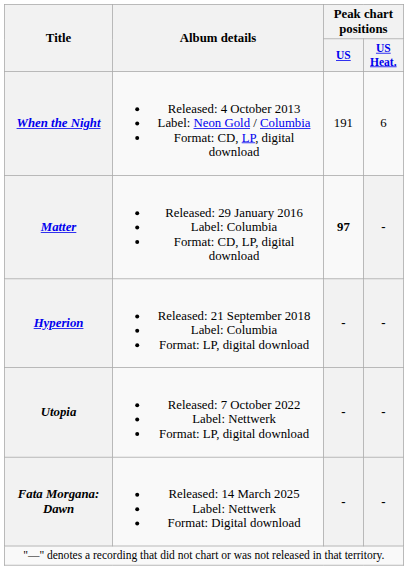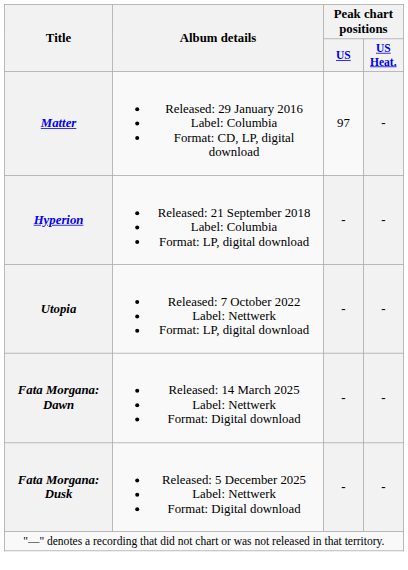- row: (59, 123)
(343, 227) bold -> (343, 123) normal
+ row: (59, 487)
